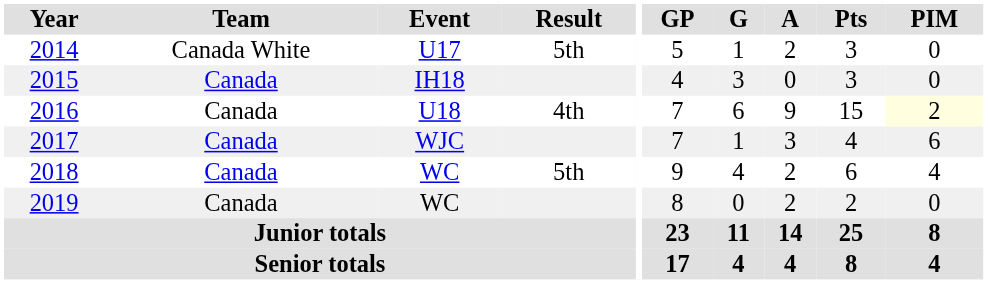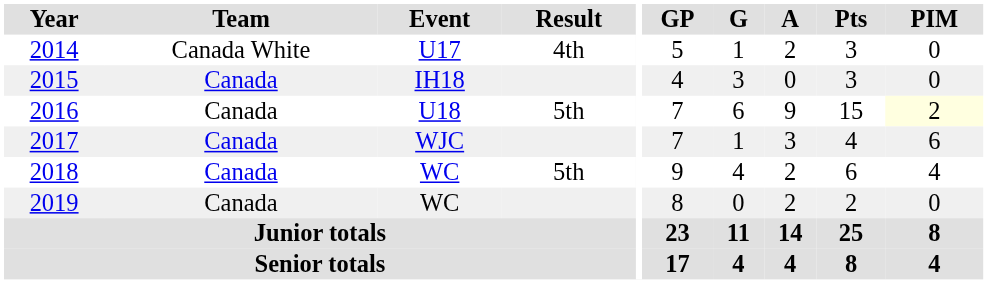(569, 49) 5th -> (569, 49) 4th
(569, 110) 4th -> (569, 110) 5th
